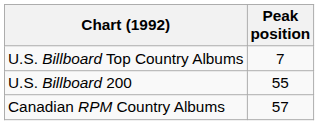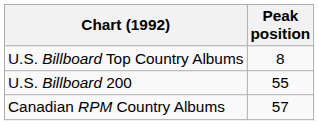(280, 58) 7 -> (280, 58) 8
